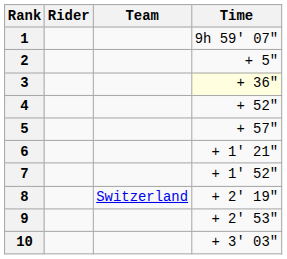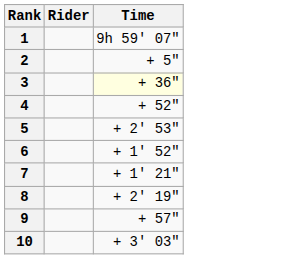- column: (142, 16)
(257, 129) + 57" -> (146, 129) + 2' 53"
(245, 152) + 1' 21" -> (146, 152) + 1' 52"
(245, 175) + 1' 52" -> (146, 175) + 1' 21"
(245, 220) + 2' 53" -> (159, 220) + 57"
